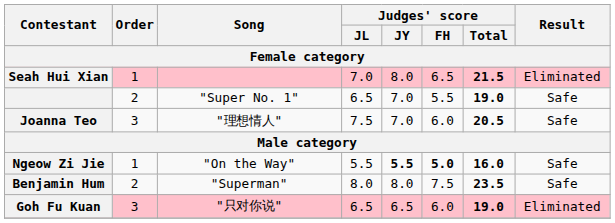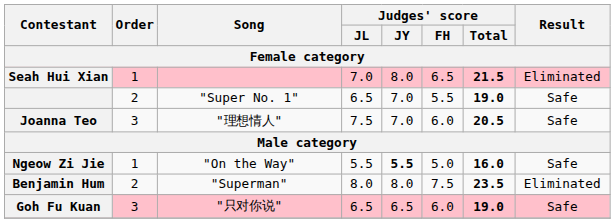(442, 163) bold -> (442, 163) normal
(562, 184) Safe -> (562, 184) Eliminated
(562, 206) Eliminated -> (562, 206) Safe
